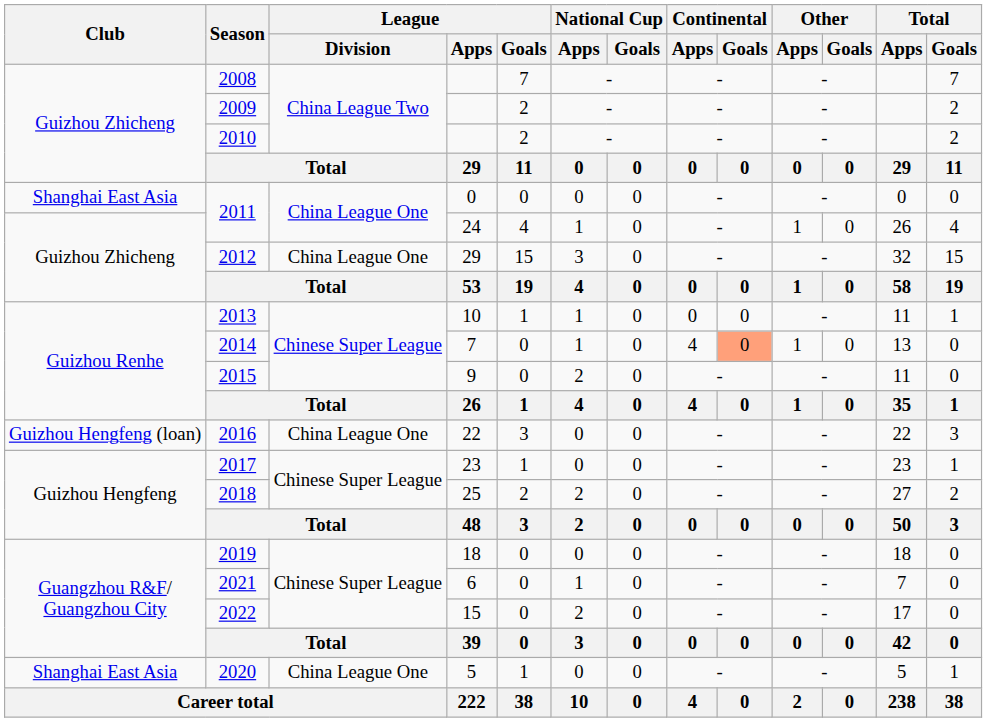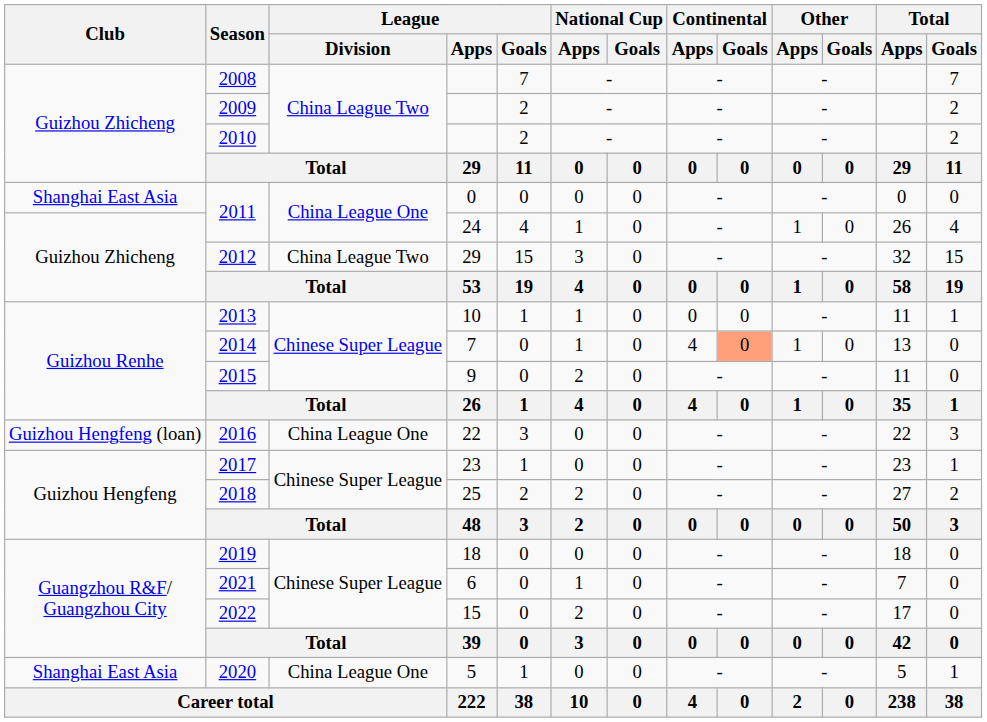(358, 256) China League One -> (358, 256) China League Two
